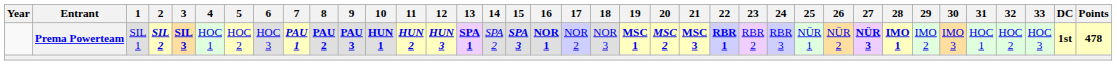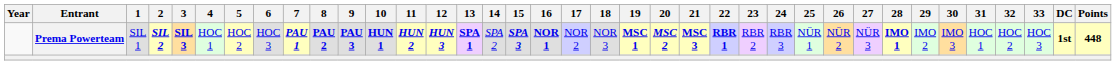(868, 38) bold -> (868, 38) normal
(1094, 38) 478 -> (1093, 38) 448
